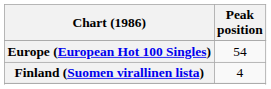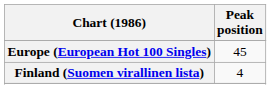(240, 51) 54 -> (240, 51) 45
